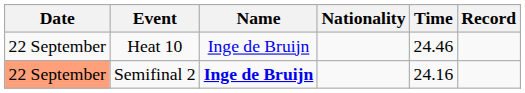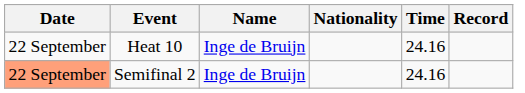(433, 46) 24.46 -> (426, 46) 24.16
(259, 74) bold -> (255, 74) normal
